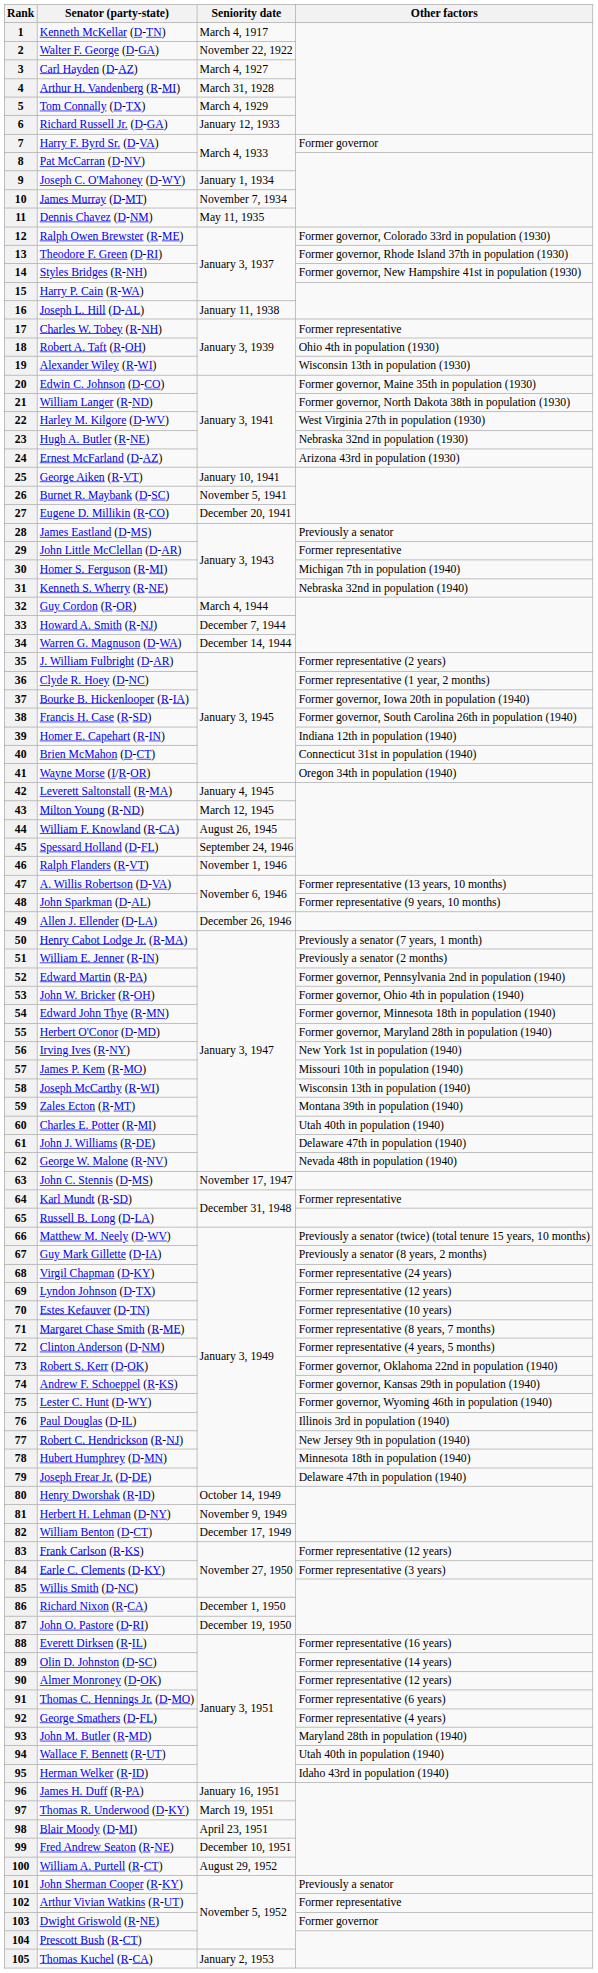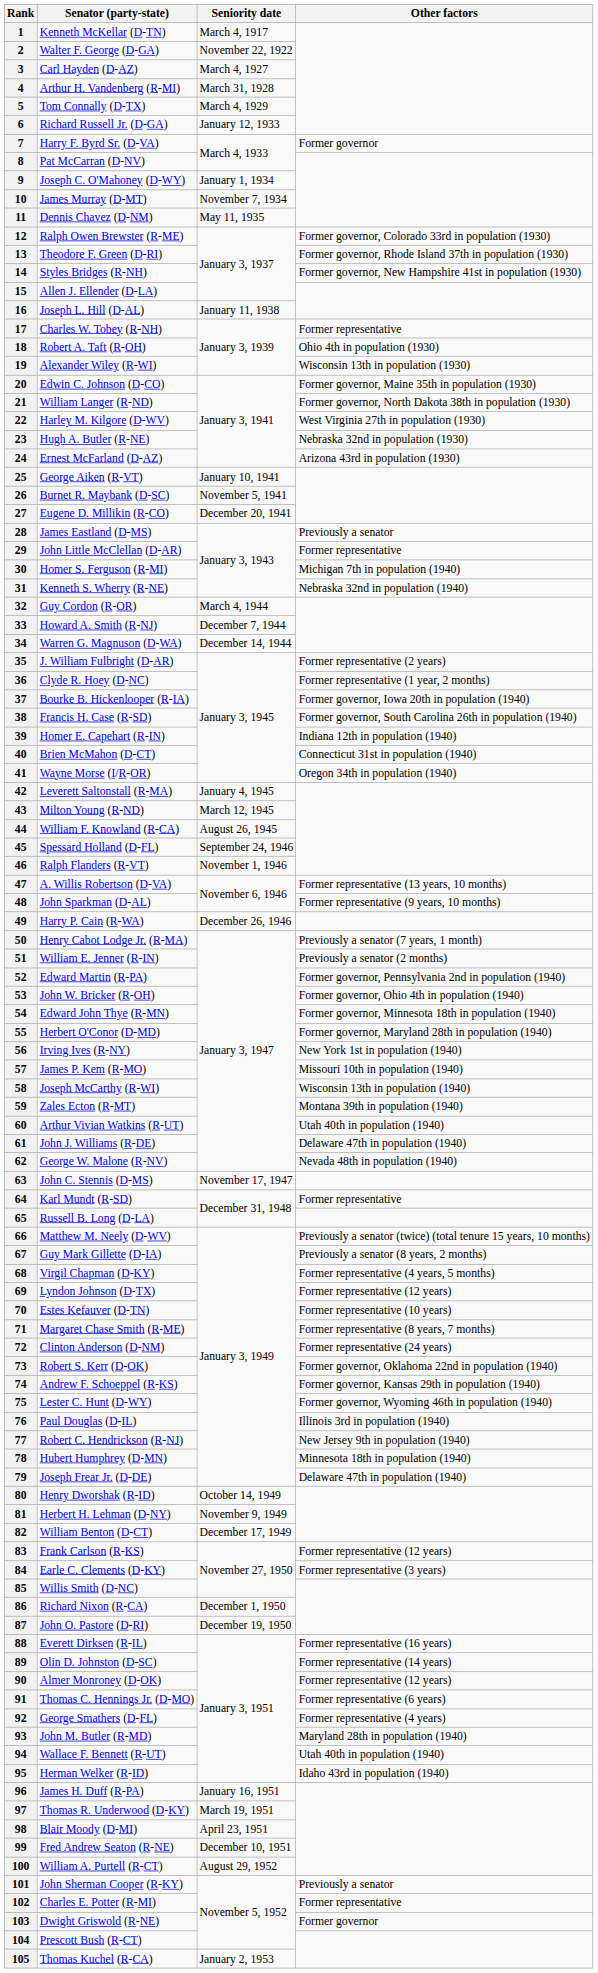(92, 291) Harry P. Cain (R-WA) -> (98, 291) Allen J. Ellender (D-LA)
(98, 921) Allen J. Ellender (D-LA) -> (92, 921) Harry P. Cain (R-WA)
(98, 1125) Charles E. Potter (R-MI) -> (112, 1125) Arthur Vivian Watkins (R-UT)
(375, 1273) Former representative (24 years) -> (397, 1273) Former representative (4 years, 5 months)
(397, 1347) Former representative (4 years, 5 months) -> (375, 1347) Former representative (24 years)
(112, 1903) Arthur Vivian Watkins (R-UT) -> (98, 1903) Charles E. Potter (R-MI)
